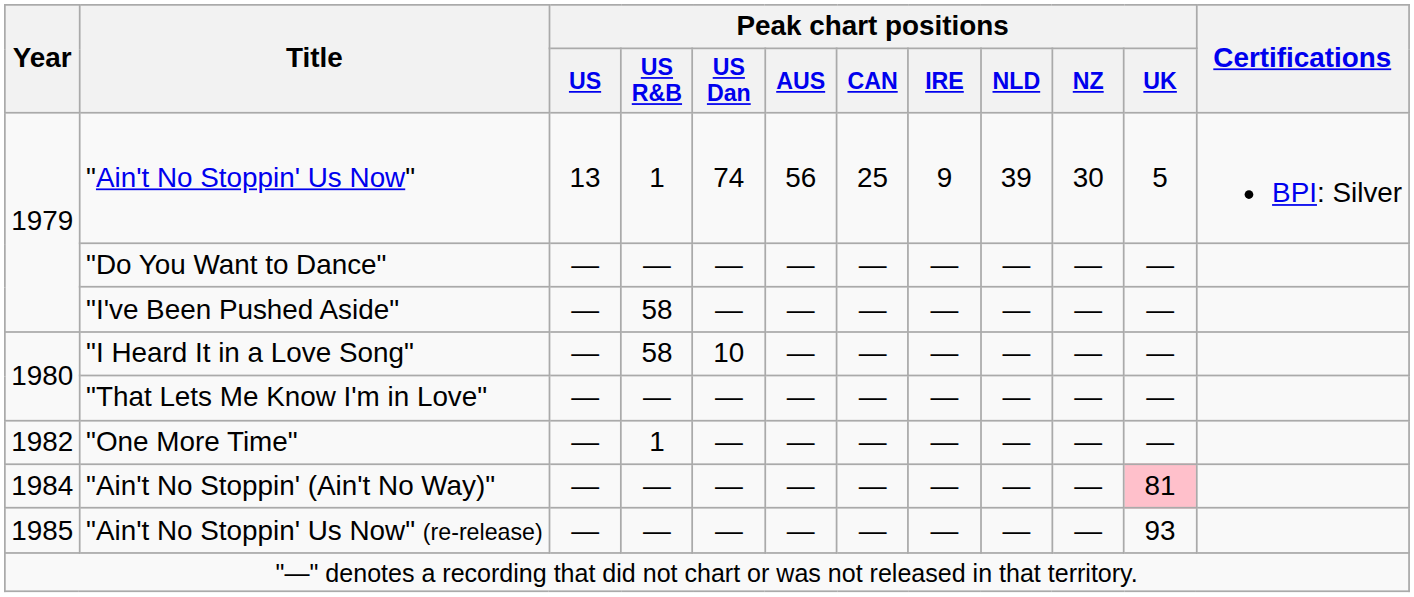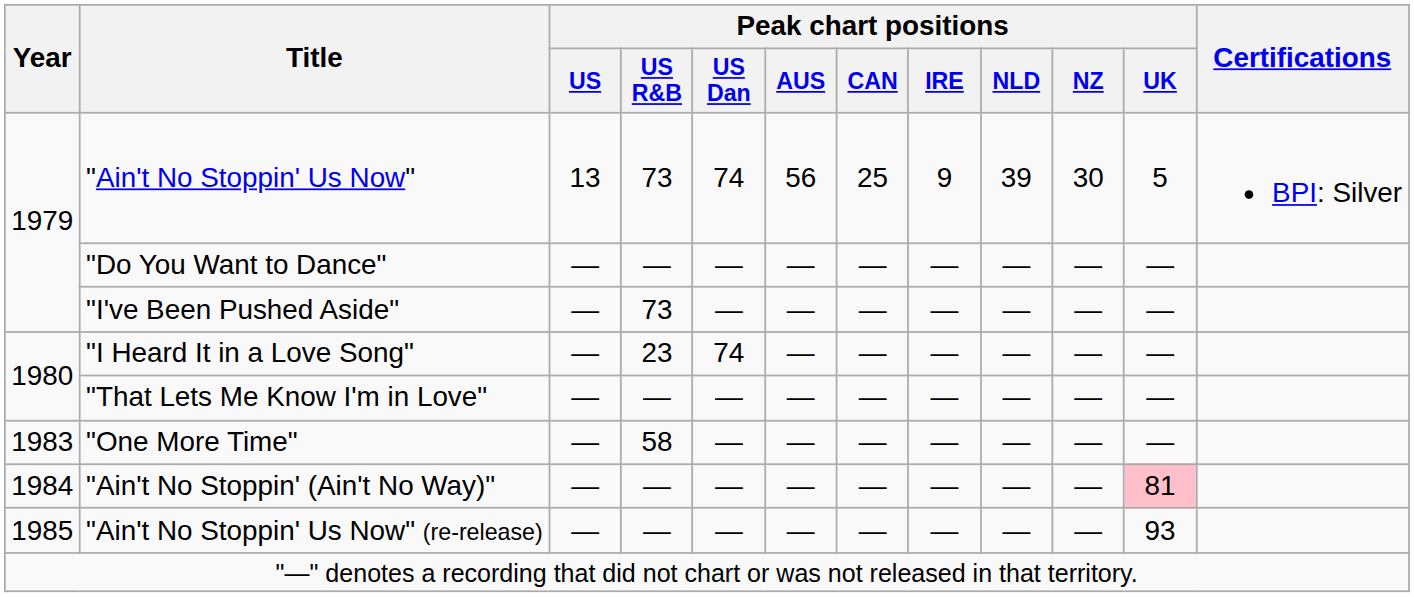(657, 177) 1 -> (657, 177) 73
(657, 309) 58 -> (657, 309) 73
(657, 353) 58 -> (657, 353) 23
(729, 353) 10 -> (729, 353) 74
(42, 441) 1982 -> (42, 441) 1983
(657, 441) 1 -> (657, 441) 58
